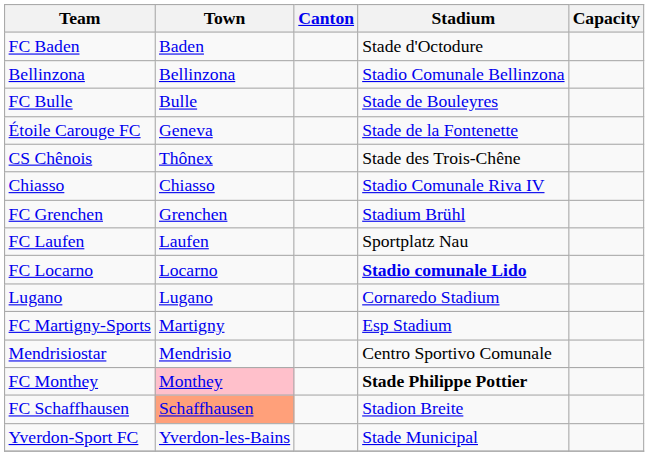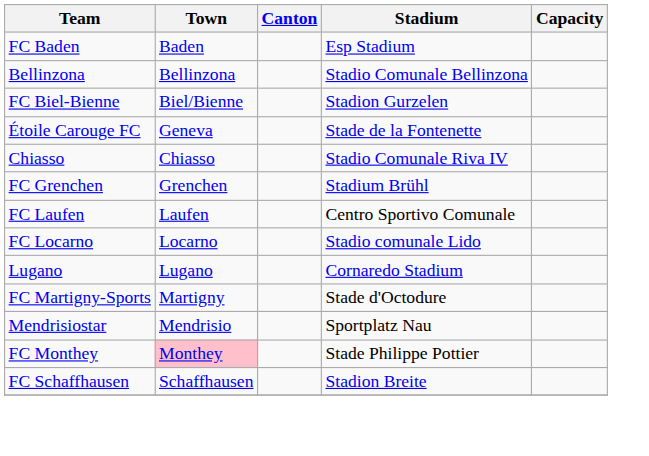(423, 46) Stade d'Octodure -> (370, 46) Esp Stadium
+ row: (64, 102)
- row: (41, 102)
- row: (50, 158)
(415, 241) Sportplatz Nau -> (420, 213) Centro Sportivo Comunale
(444, 269) bold -> (403, 241) normal
(407, 325) Esp Stadium -> (386, 297) Stade d'Octodure
(457, 353) Centro Sportivo Comunale -> (379, 325) Sportplatz Nau
(445, 381) bold -> (402, 353) normal
(206, 409) lightsalmon background -> (206, 381) no background
- row: (73, 437)
